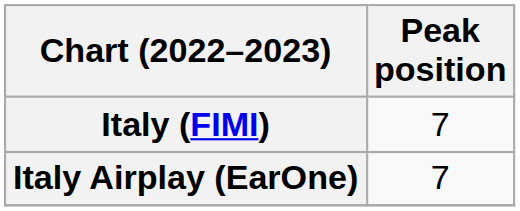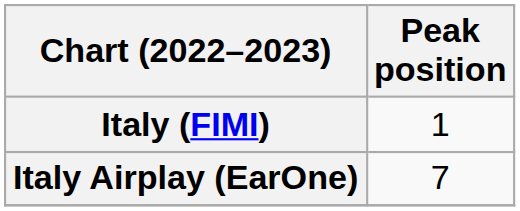(440, 123) 7 -> (440, 123) 1
